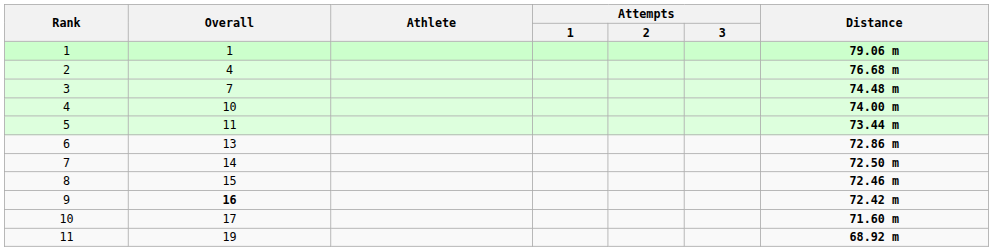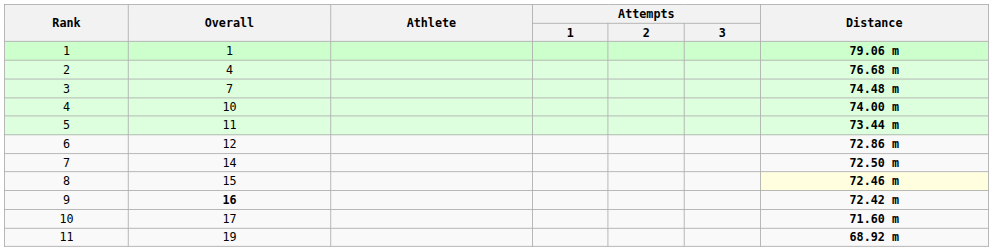(229, 144) 13 -> (229, 144) 12
(874, 182) no background -> (874, 182) lightyellow background
